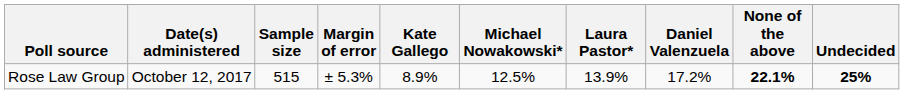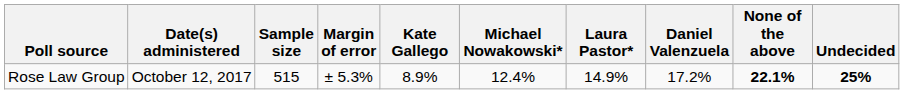(513, 76) 12.5% -> (513, 76) 12.4%
(606, 76) 13.9% -> (606, 76) 14.9%
